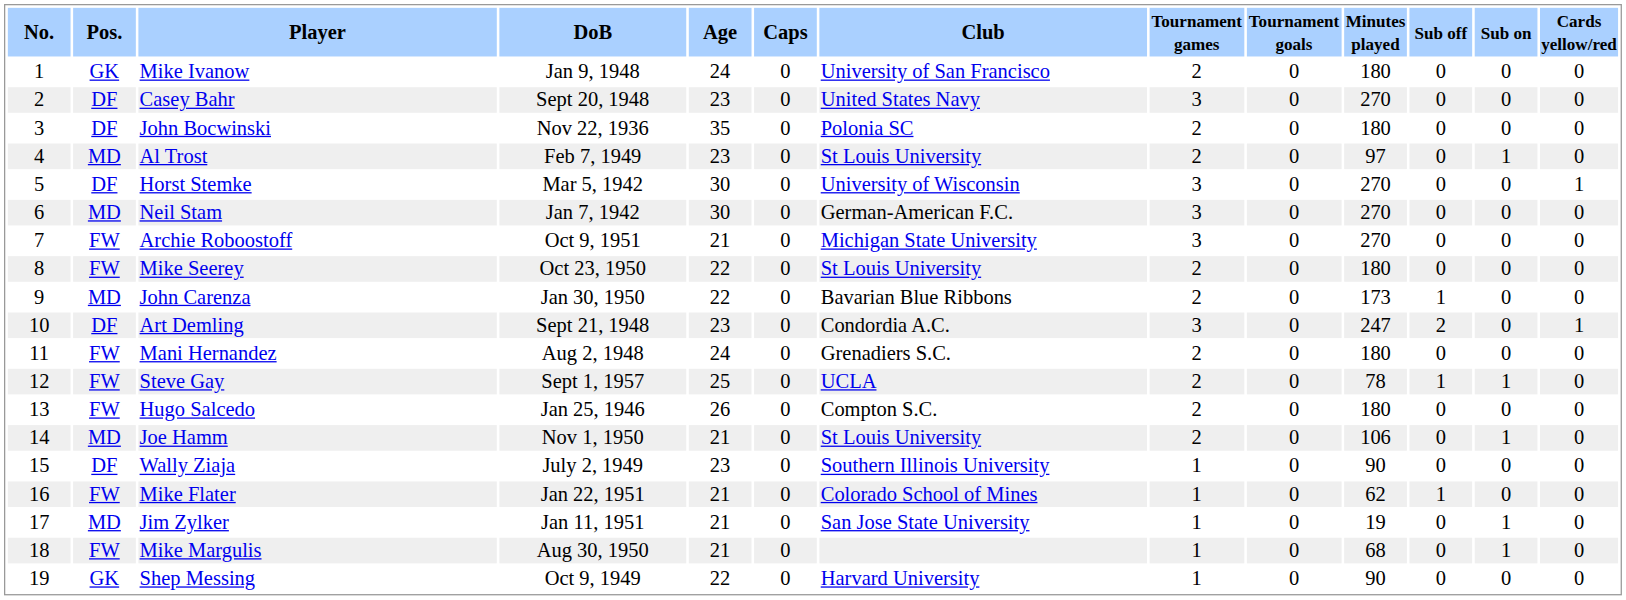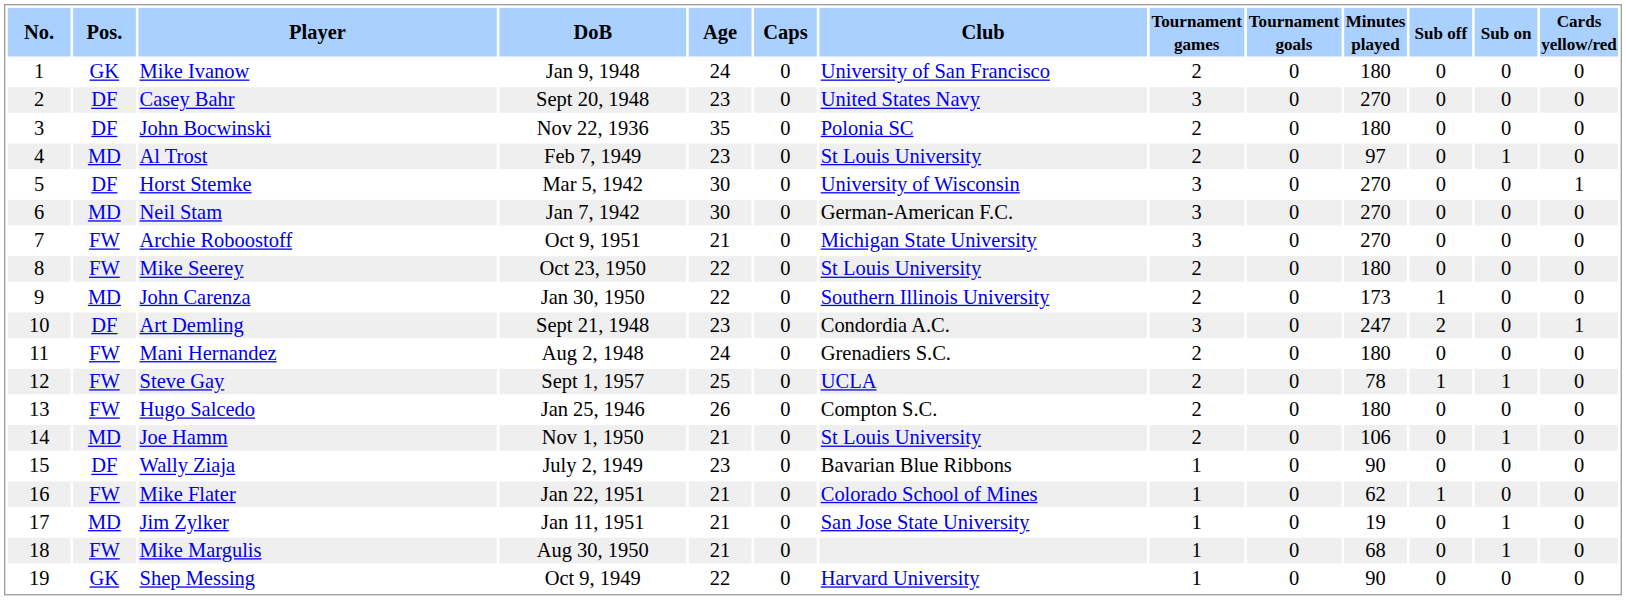(916, 296) Bavarian Blue Ribbons -> (935, 296) Southern Illinois University
(935, 465) Southern Illinois University -> (916, 465) Bavarian Blue Ribbons
